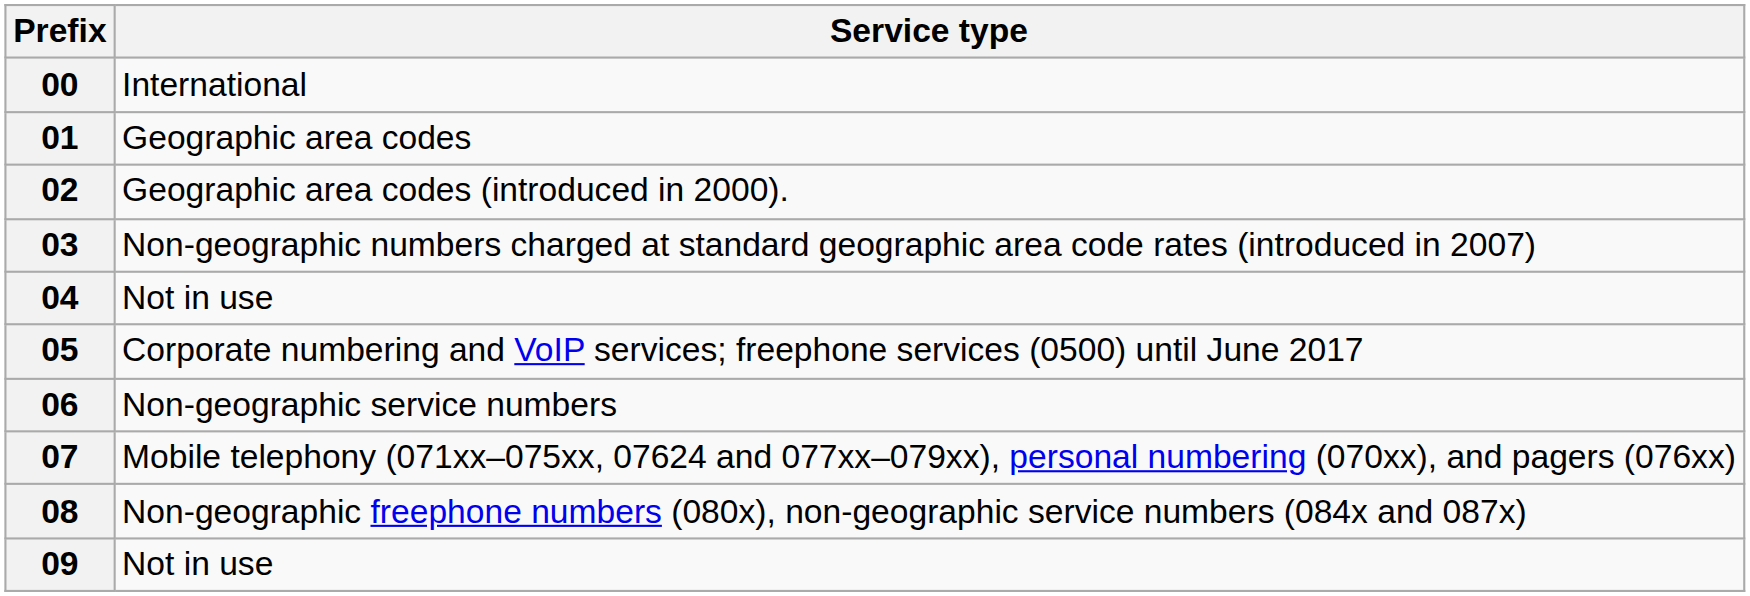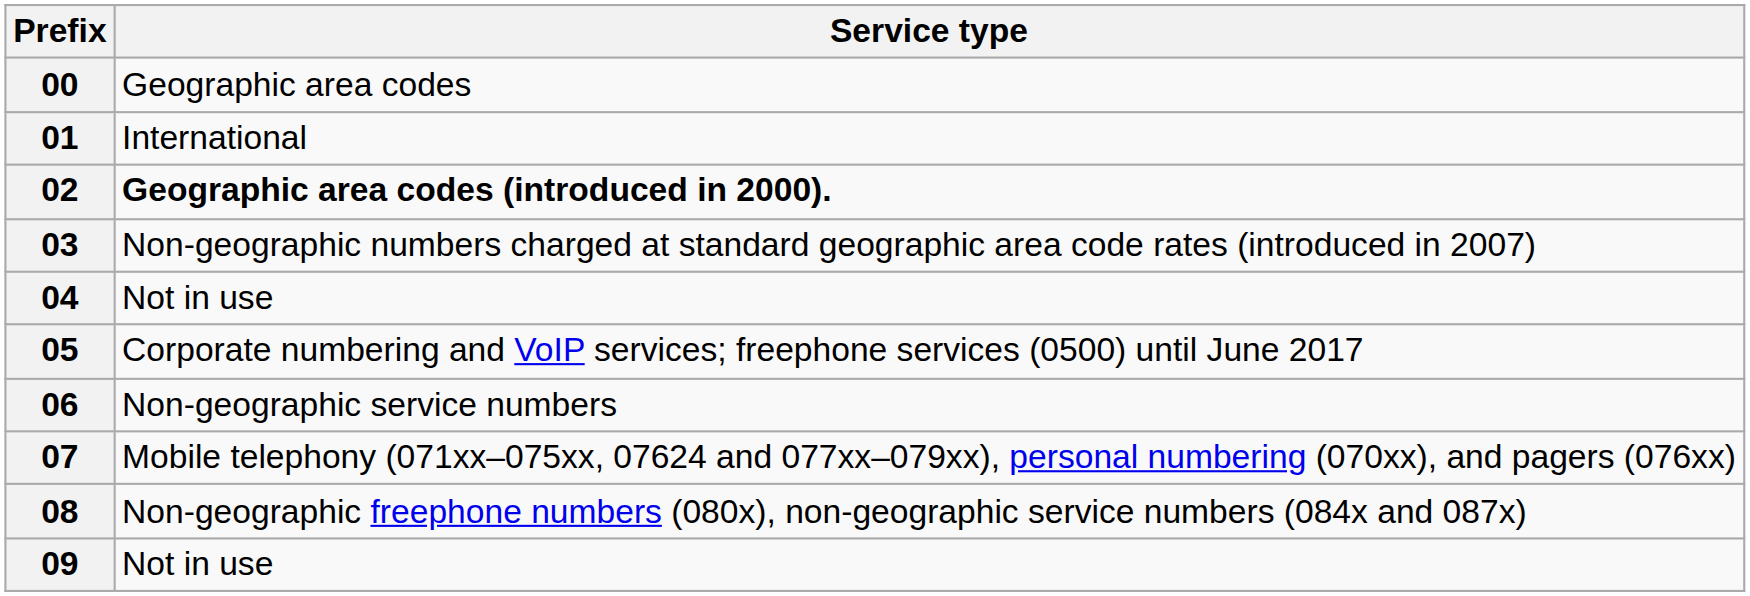(215, 84) International -> (297, 84) Geographic area codes
(297, 137) Geographic area codes -> (215, 137) International
(455, 191) normal -> (477, 191) bold
